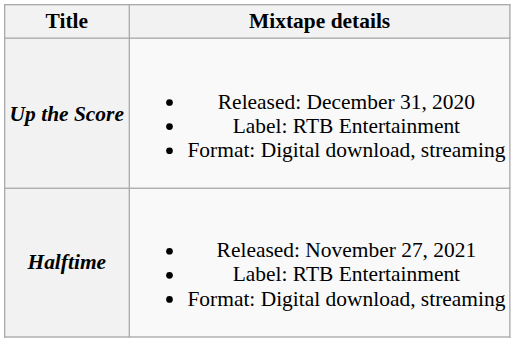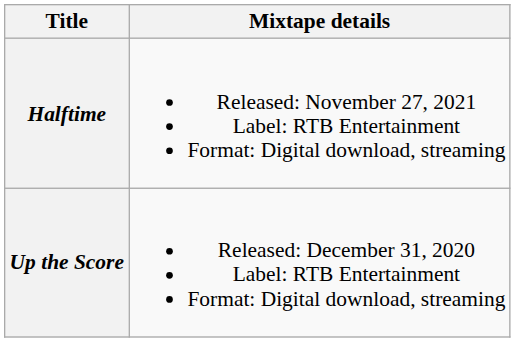rows swapped: (67, 113) <-> (67, 262)
